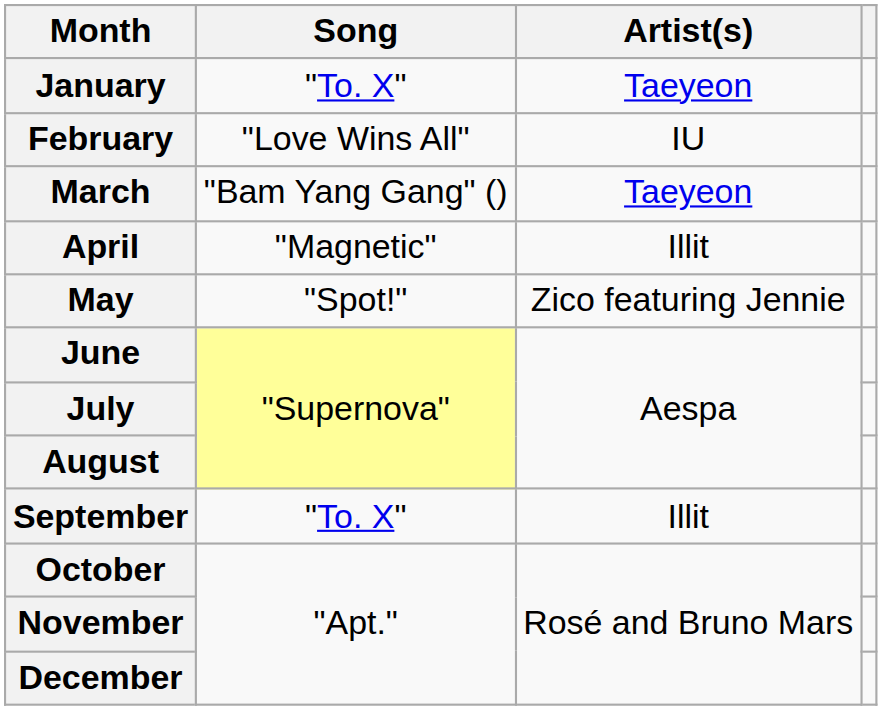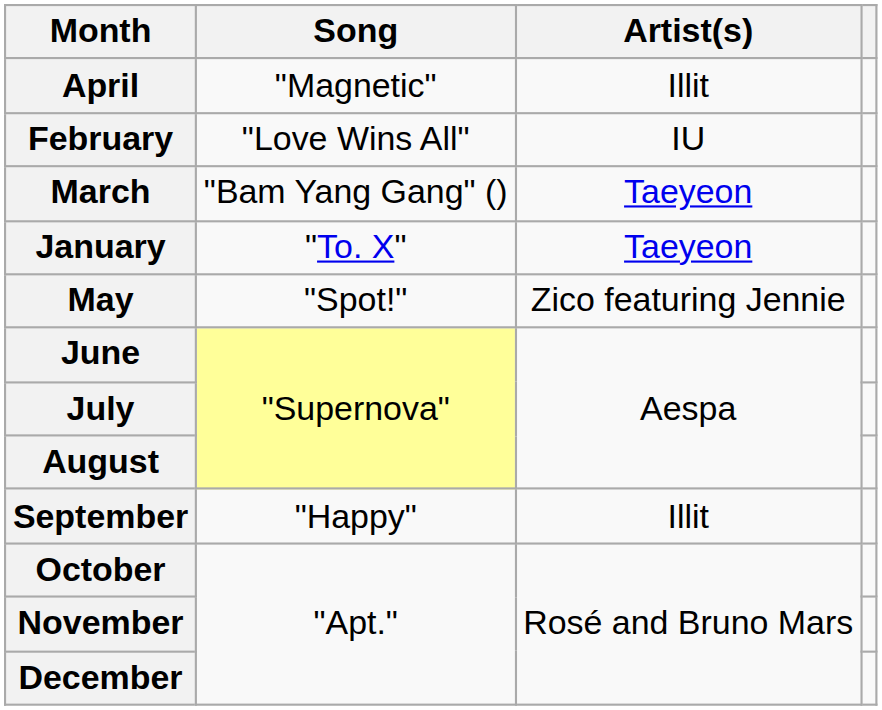rows swapped: (101, 85) <-> (101, 246)
(356, 515) "To. X" -> (356, 515) "Happy"
